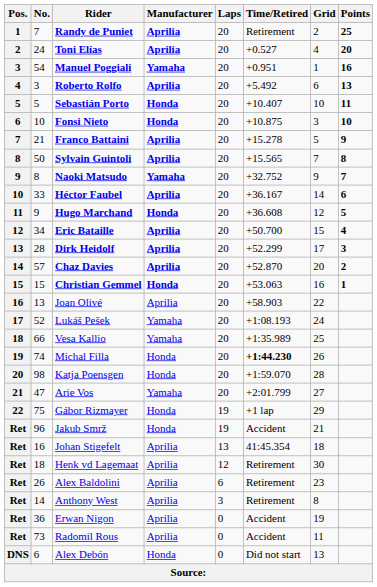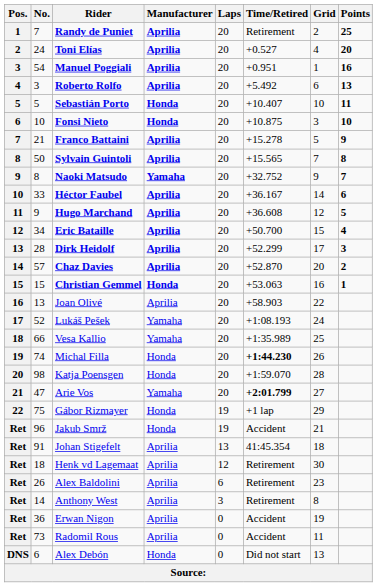(166, 67) Yamaha -> (163, 67) Aprilia
(163, 212) Honda -> (163, 212) Aprilia
(268, 392) normal -> (269, 392) bold
(39, 446) 16 -> (39, 446) 91
